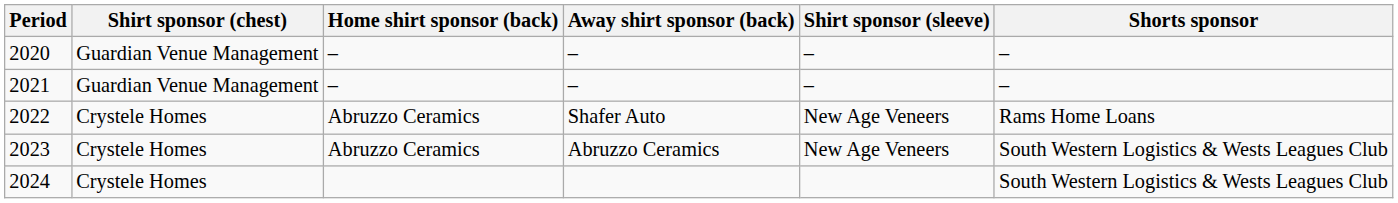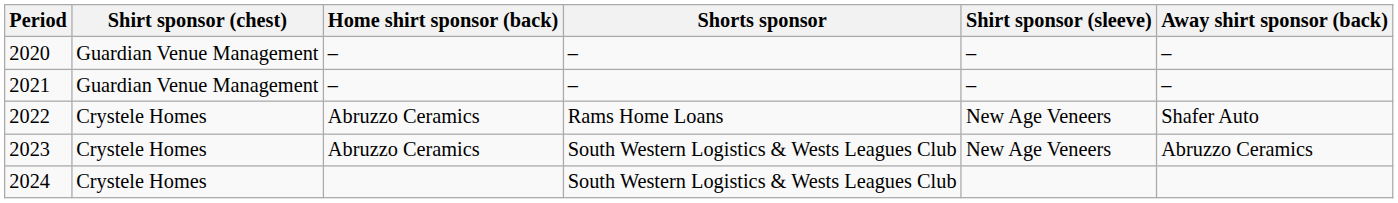columns swapped: (681, 20) <-> (1194, 20)
